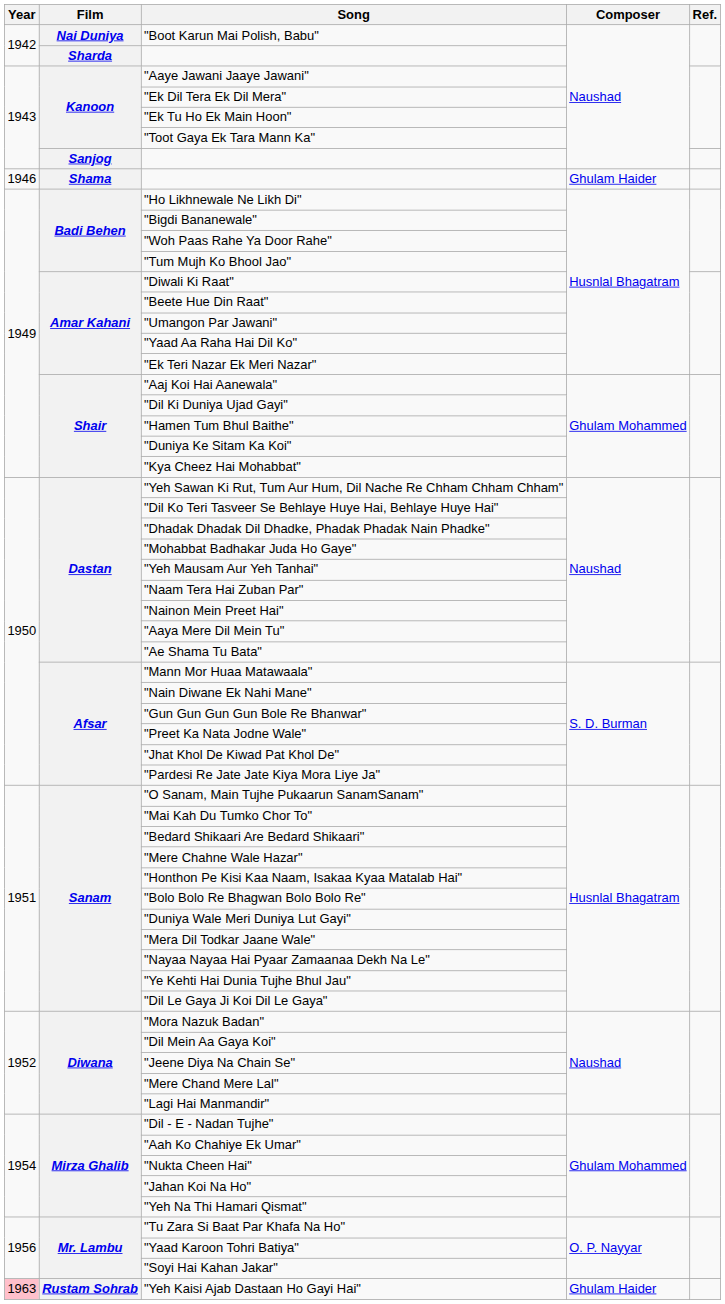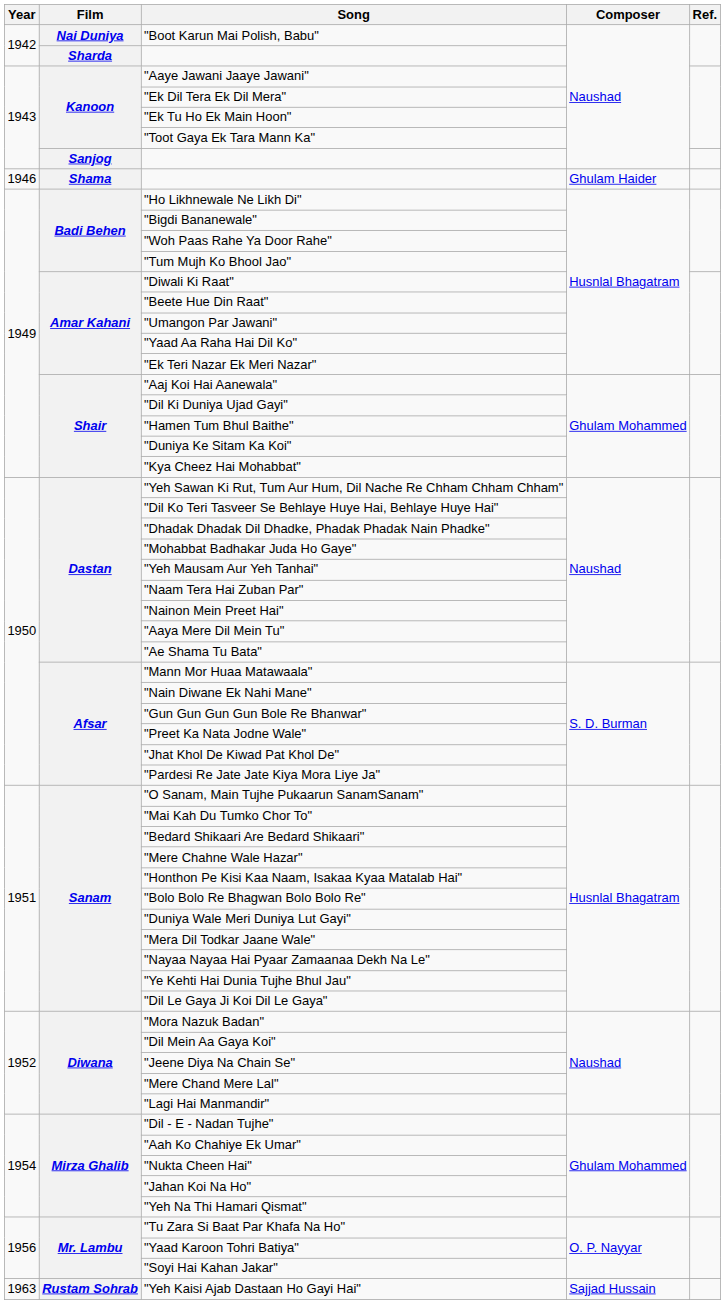(22, 1289) pink background -> (22, 1289) no background
(613, 1289) Ghulam Haider -> (612, 1289) Sajjad Hussain
